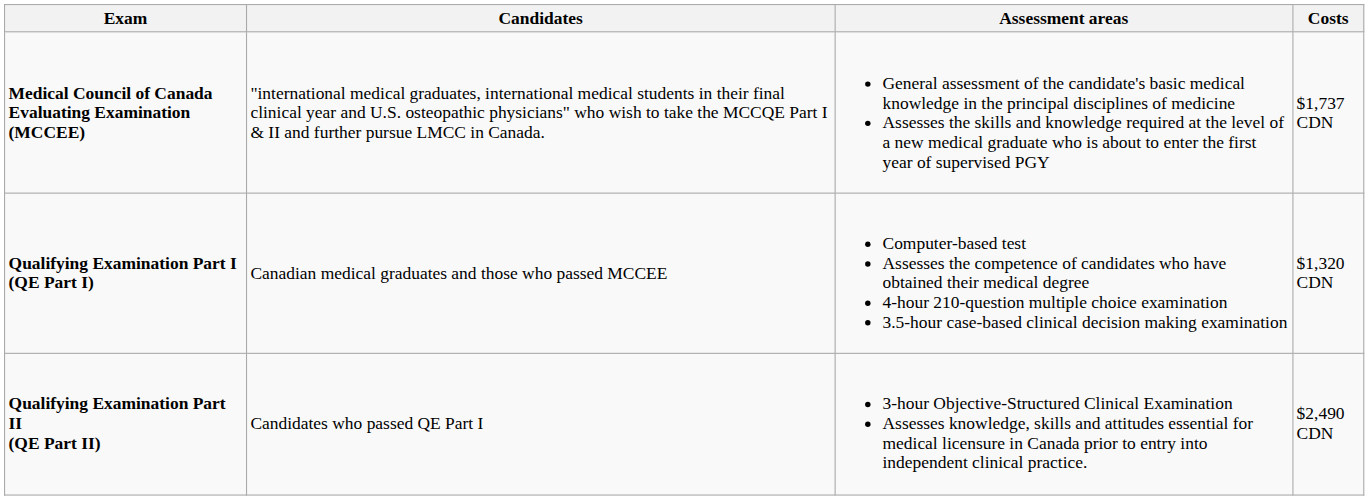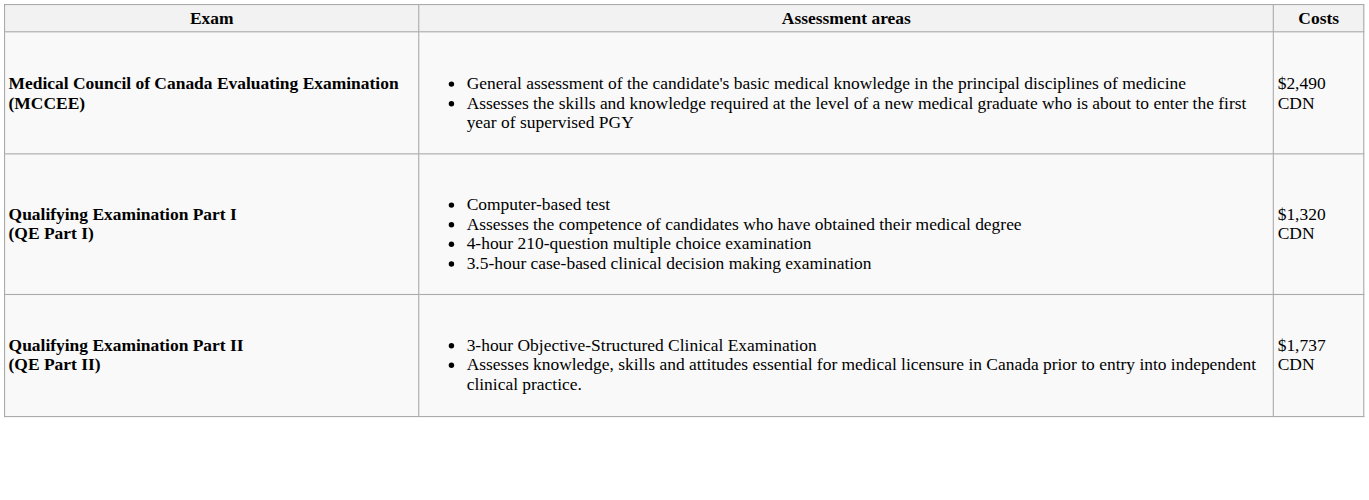- column: (541, 18)
(1321, 112) $1,737 CDN -> (1302, 92) $2,490 CDN
(1321, 423) $2,490 CDN -> (1302, 355) $1,737 CDN
